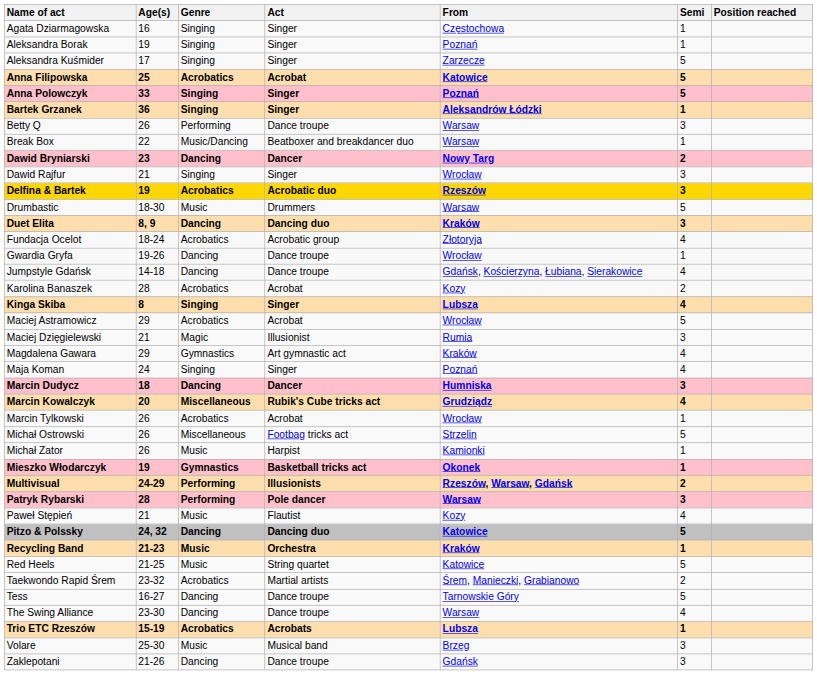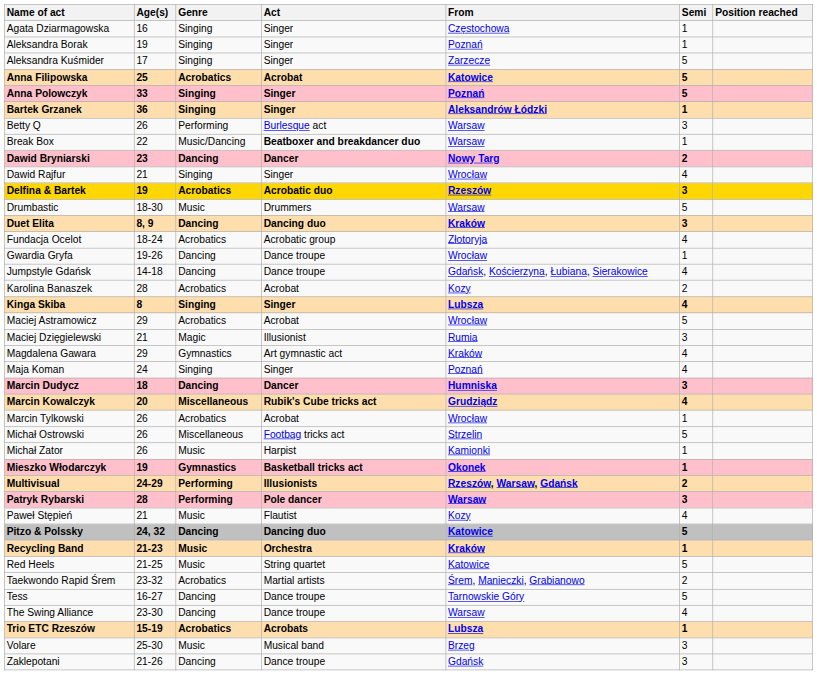(298, 126) Dance troupe -> (295, 126) Burlesque act
(341, 142) normal -> (342, 142) bold
(683, 175) 3 -> (685, 175) 4
